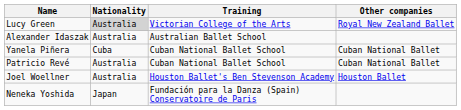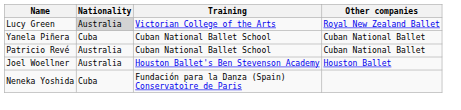- row: (47, 37)
(105, 94) Japan -> (88, 81) Cuba
